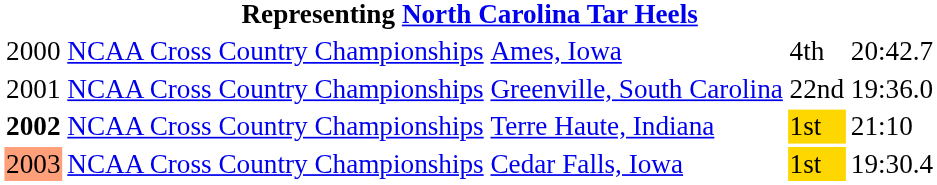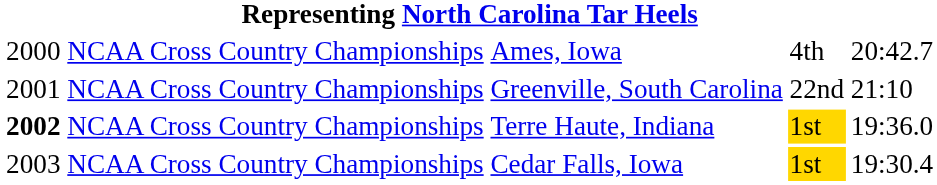(892, 88) 19:36.0 -> (882, 88) 21:10
(882, 126) 21:10 -> (892, 126) 19:36.0
(33, 163) lightsalmon background -> (33, 163) no background
